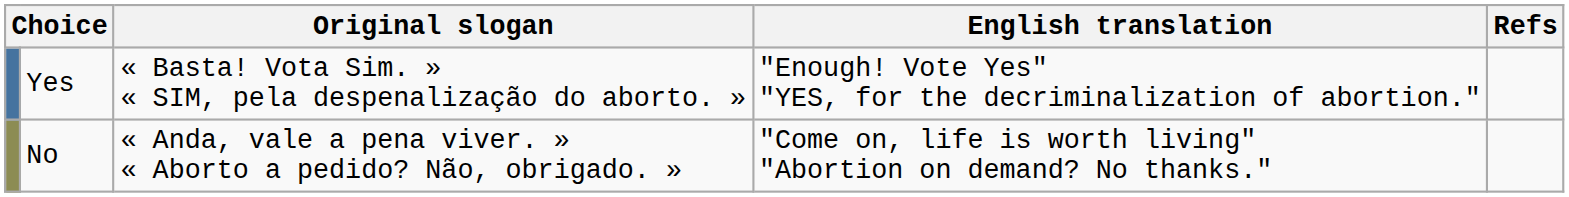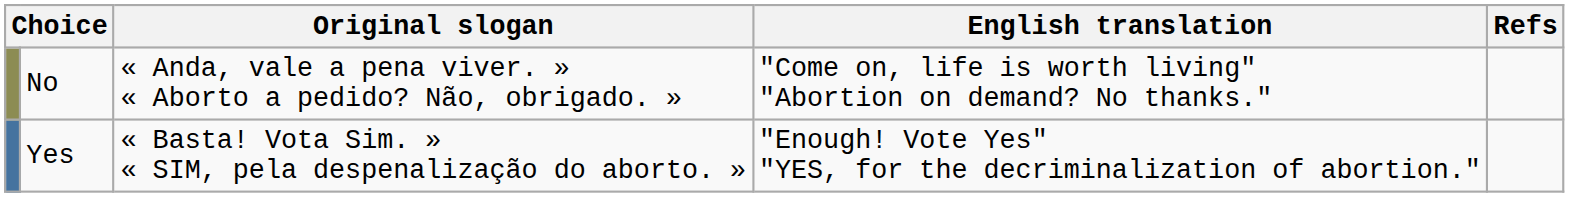rows swapped: (50, 83) <-> (42, 155)
